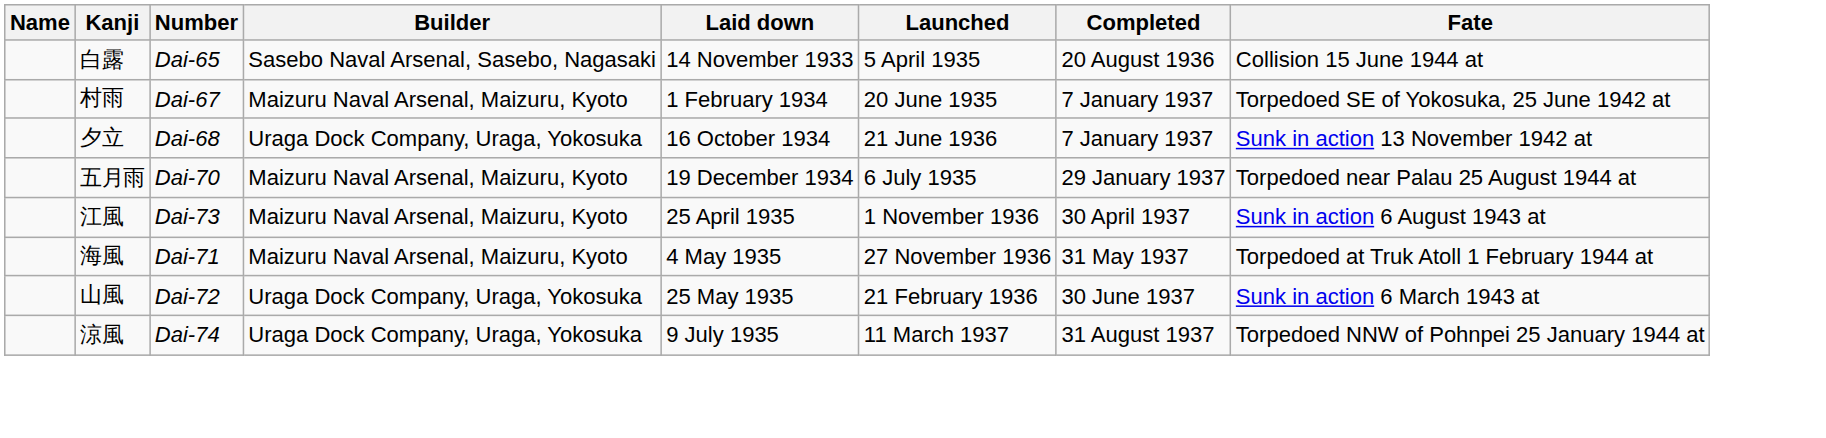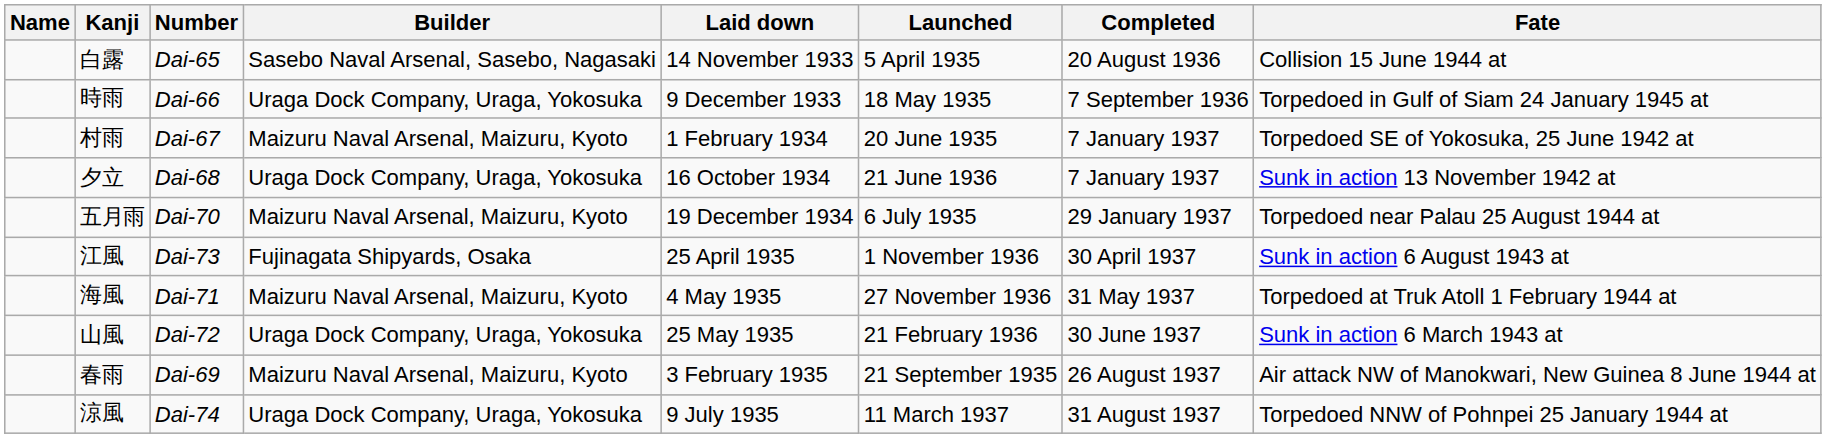+ row: (102, 98)
(438, 217) Maizuru Naval Arsenal, Maizuru, Kyoto -> (390, 257) Fujinagata Shipyards, Osaka
+ row: (102, 374)
